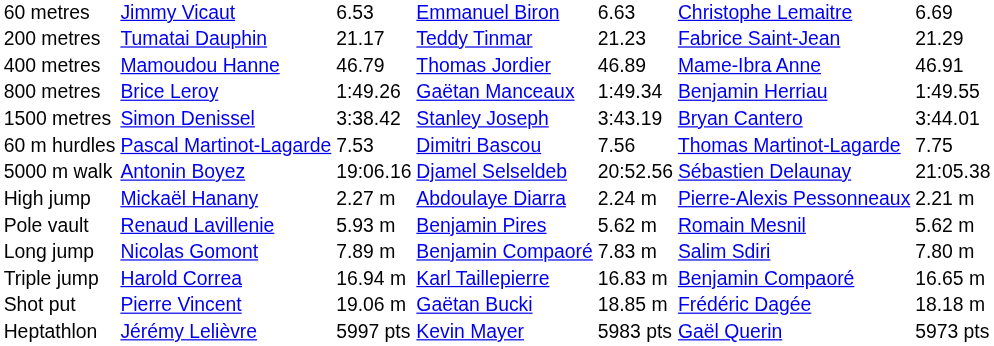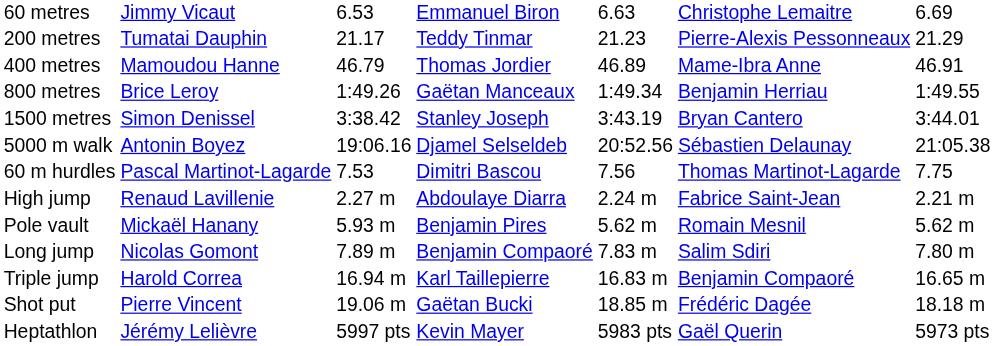(759, 39) Fabrice Saint-Jean -> (794, 39) Pierre-Alexis Pessonneaux
rows swapped: (58, 172) <-> (60, 145)
(189, 198) Mickaël Hanany -> (197, 198) Renaud Lavillenie
(794, 198) Pierre-Alexis Pessonneaux -> (759, 198) Fabrice Saint-Jean
(197, 225) Renaud Lavillenie -> (189, 225) Mickaël Hanany
